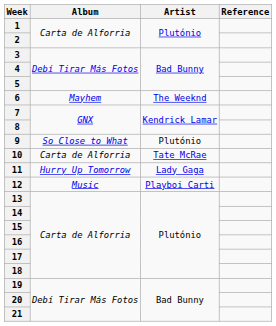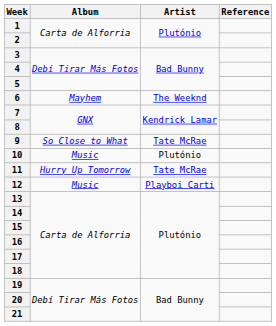(180, 141) Plutónio -> (180, 141) Tate McRae
(85, 156) Carta de Alforria -> (85, 156) Music
(180, 156) Tate McRae -> (180, 156) Plutónio
(180, 170) Lady Gaga -> (180, 170) Tate McRae
